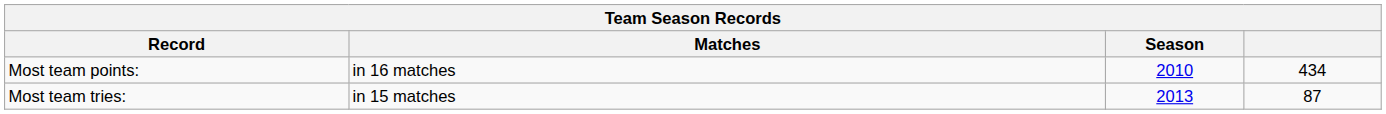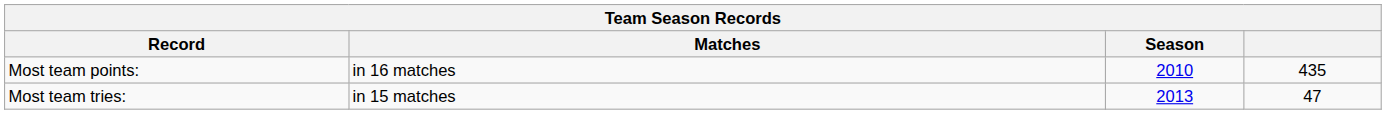(1312, 70) 434 -> (1312, 70) 435
(1312, 97) 87 -> (1312, 97) 47
